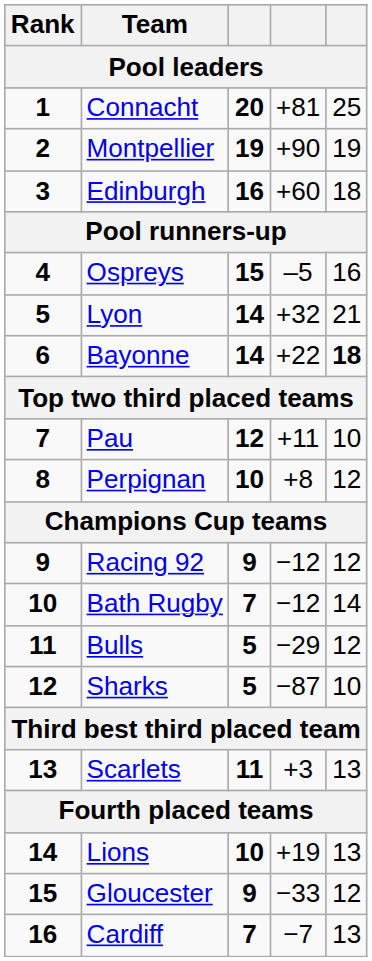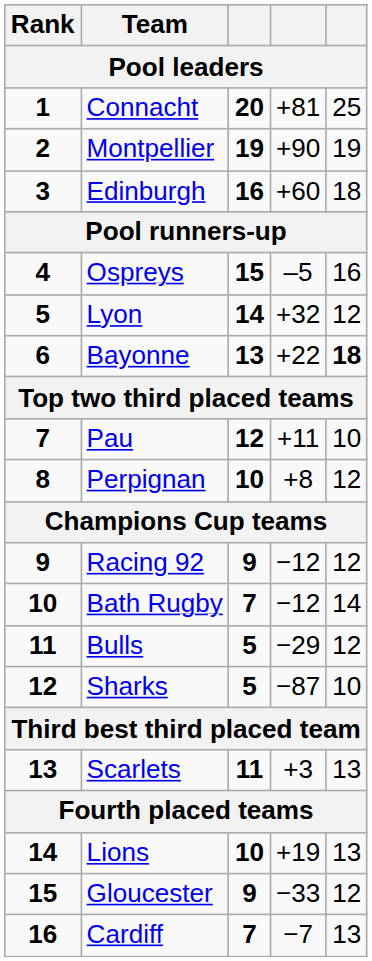(347, 314) 21 -> (347, 314) 12
(249, 356) 14 -> (249, 356) 13
